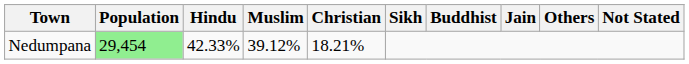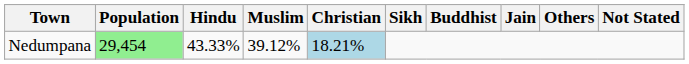(213, 45) 42.33% -> (213, 45) 43.33%
(338, 45) no background -> (338, 45) lightblue background
